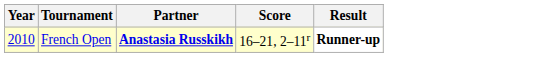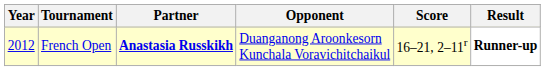+ column: (315, 16)
(21, 40) 2010 -> (21, 46) 2012
